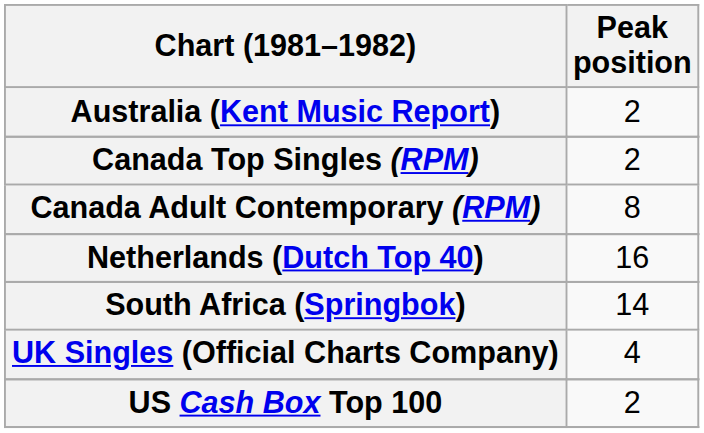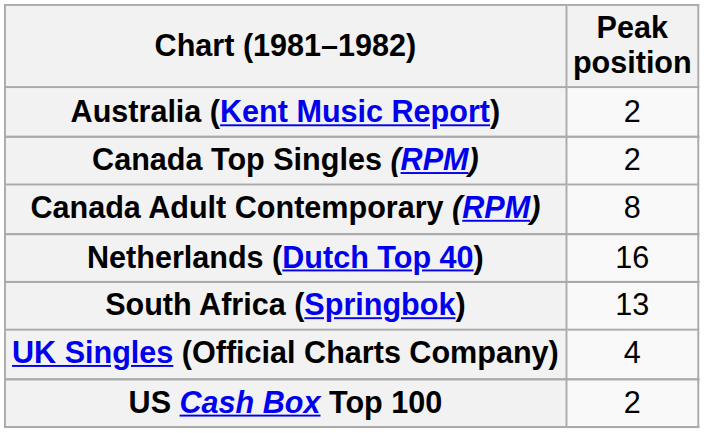(632, 305) 14 -> (632, 305) 13
